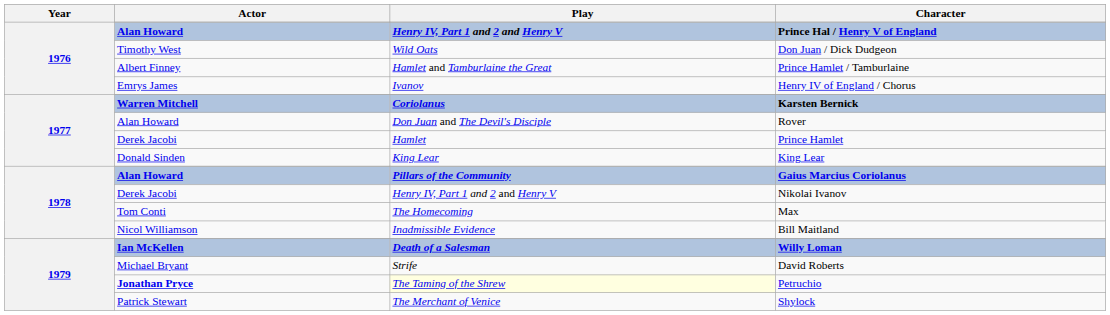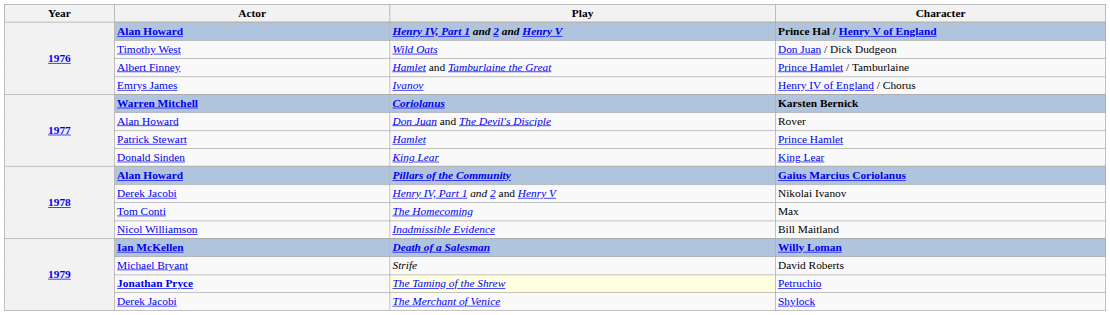(147, 139) Derek Jacobi -> (152, 139) Patrick Stewart
(152, 301) Patrick Stewart -> (147, 301) Derek Jacobi
